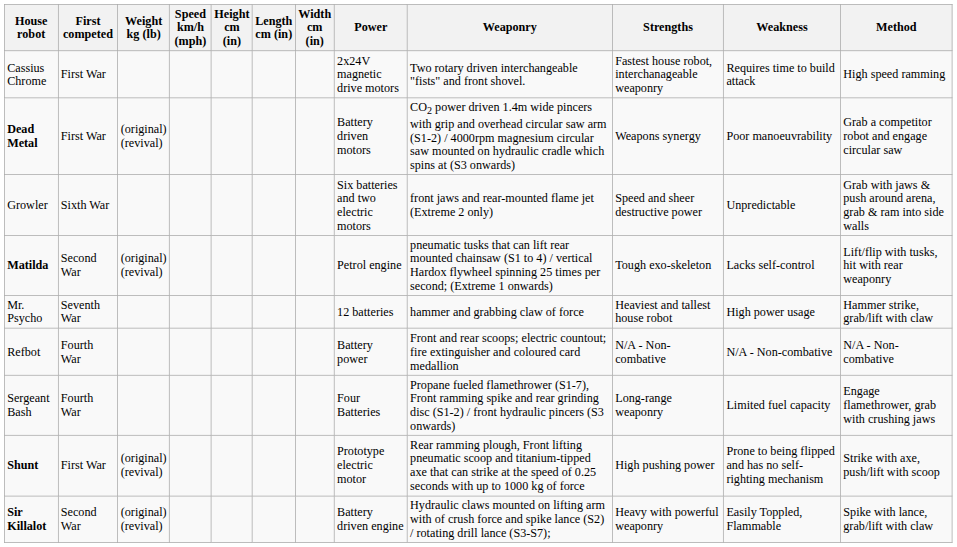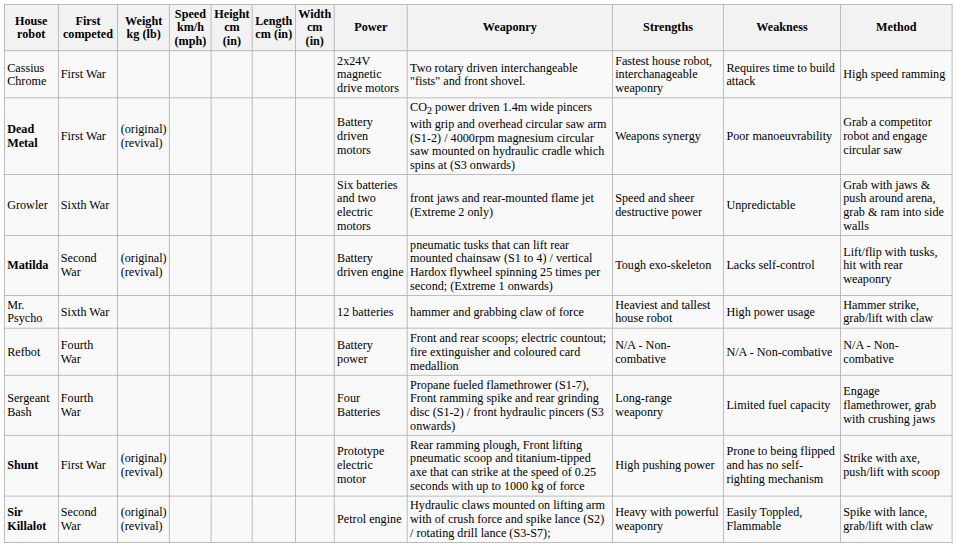(369, 265) Petrol engine -> (370, 265) Battery driven engine
(80, 312) Seventh War -> (85, 312) Sixth War
(370, 519) Battery driven engine -> (369, 519) Petrol engine
